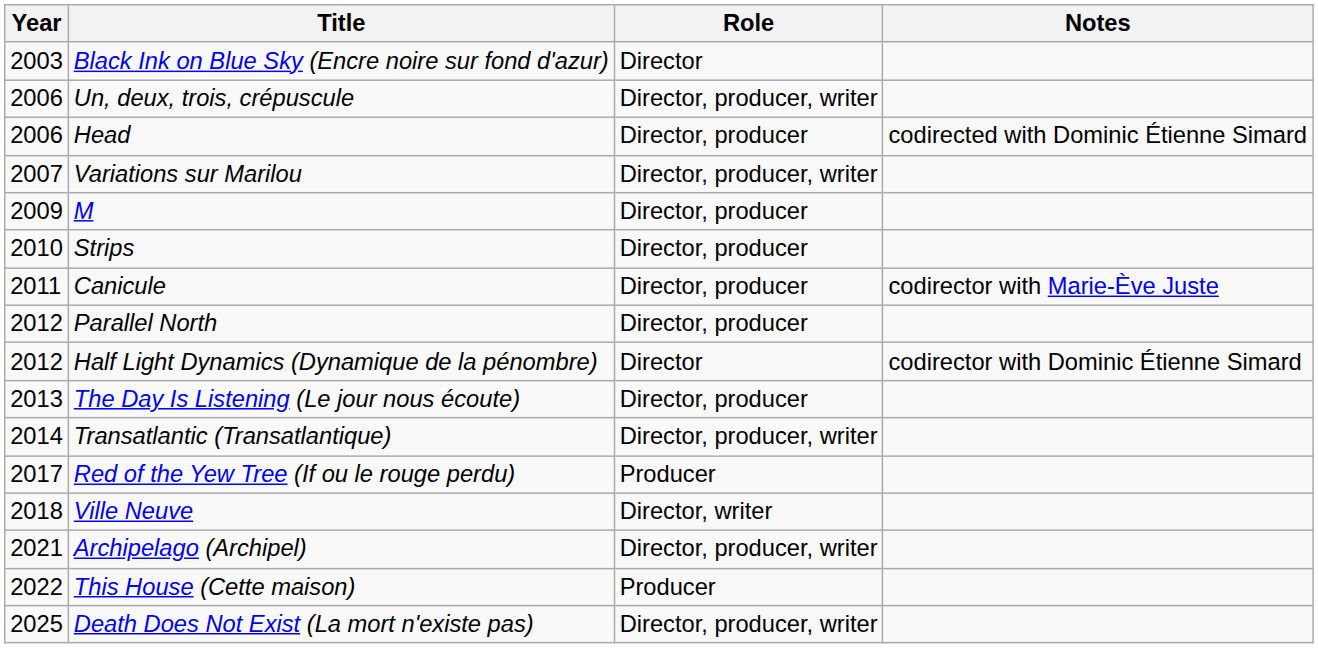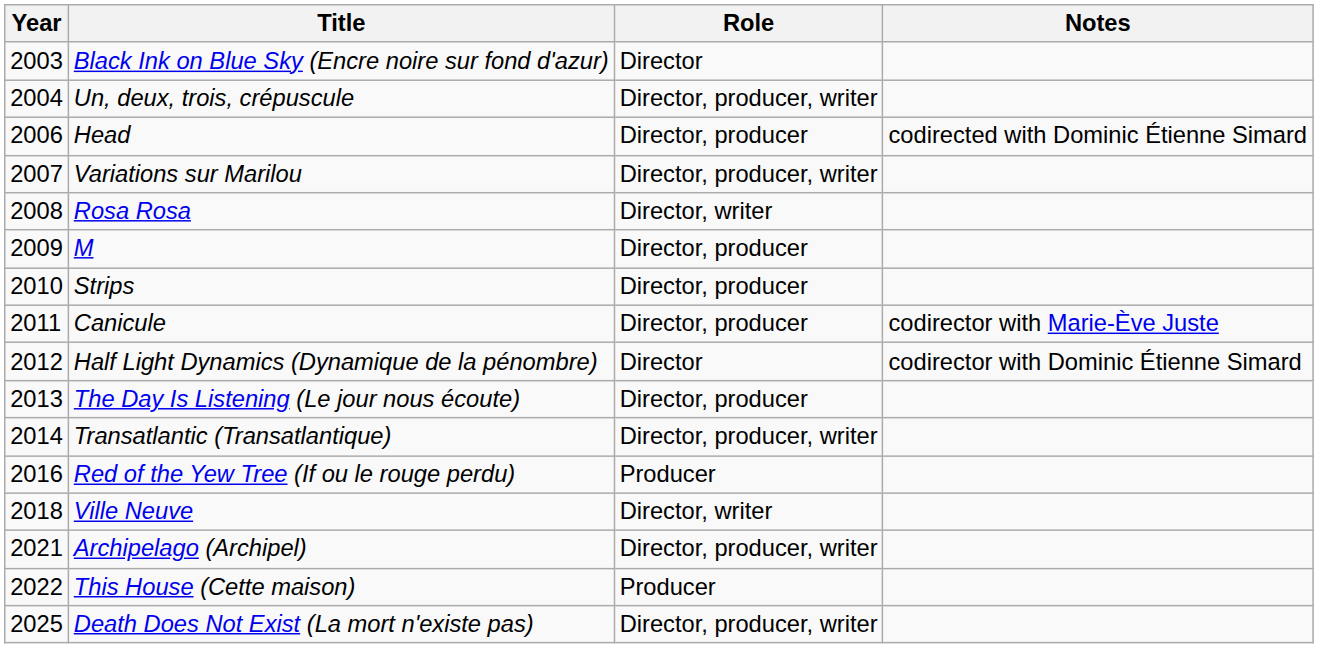(37, 98) 2006 -> (37, 98) 2004
+ row: (132, 211)
- row: (146, 323)
(37, 473) 2017 -> (37, 473) 2016
